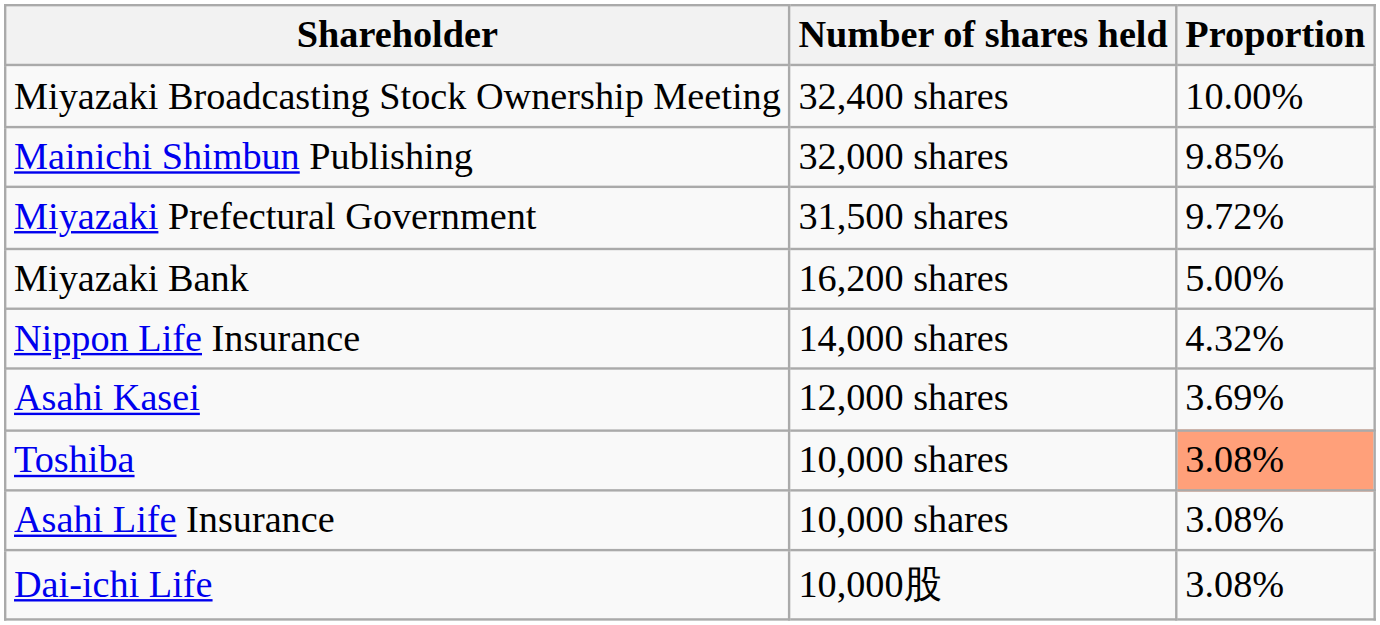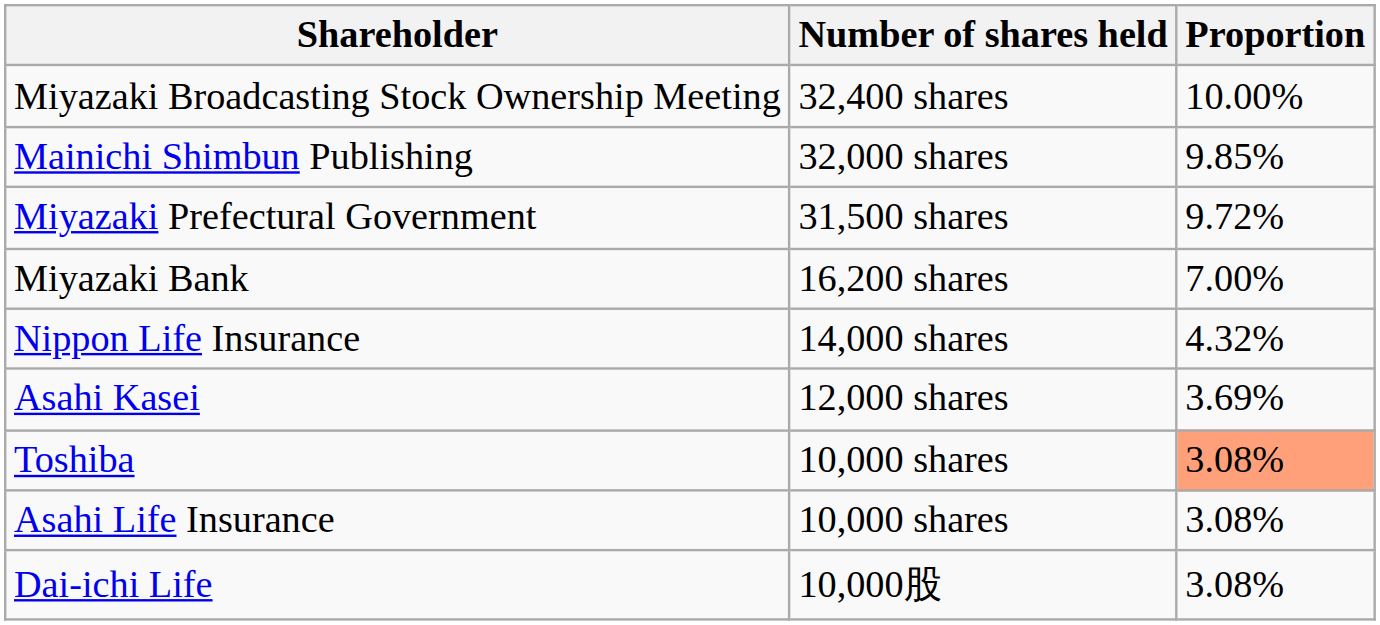(1235, 277) 5.00% -> (1235, 277) 7.00%
